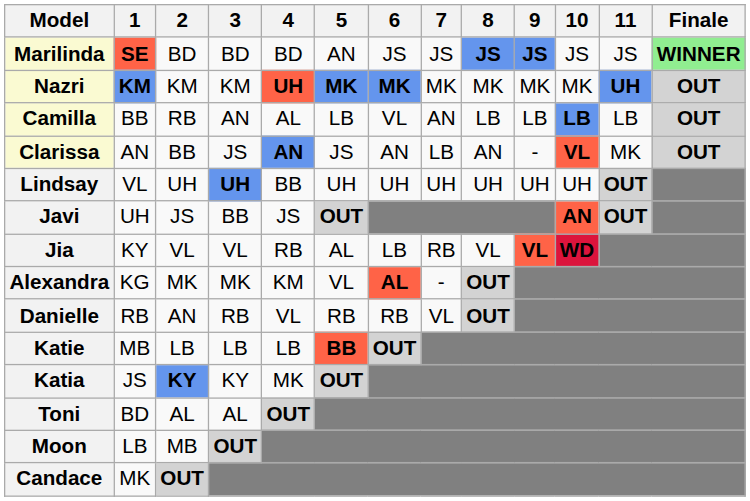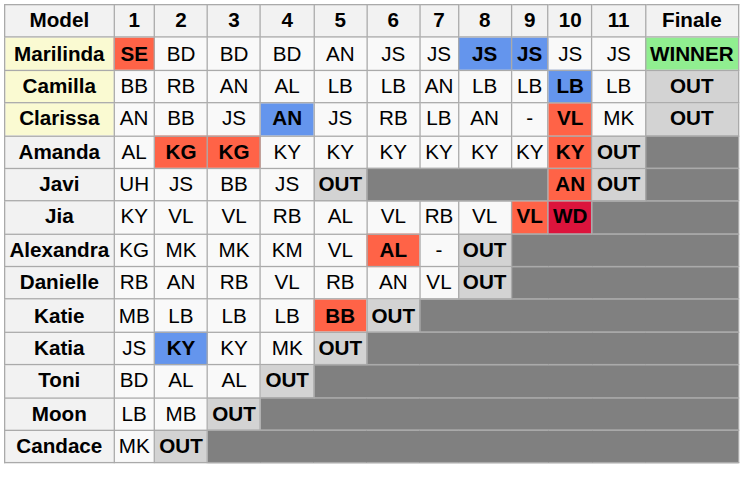- row: (59, 86)
(394, 119) VL -> (393, 86) LB
(394, 151) AN -> (393, 119) RB
- row: (59, 184)
+ row: (59, 151)
(394, 250) LB -> (393, 217) VL
(394, 315) RB -> (393, 282) AN
